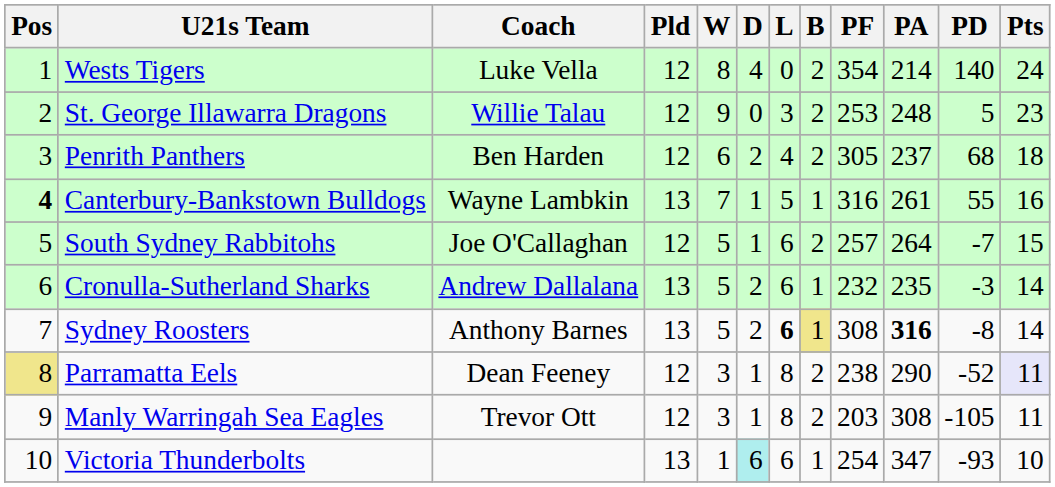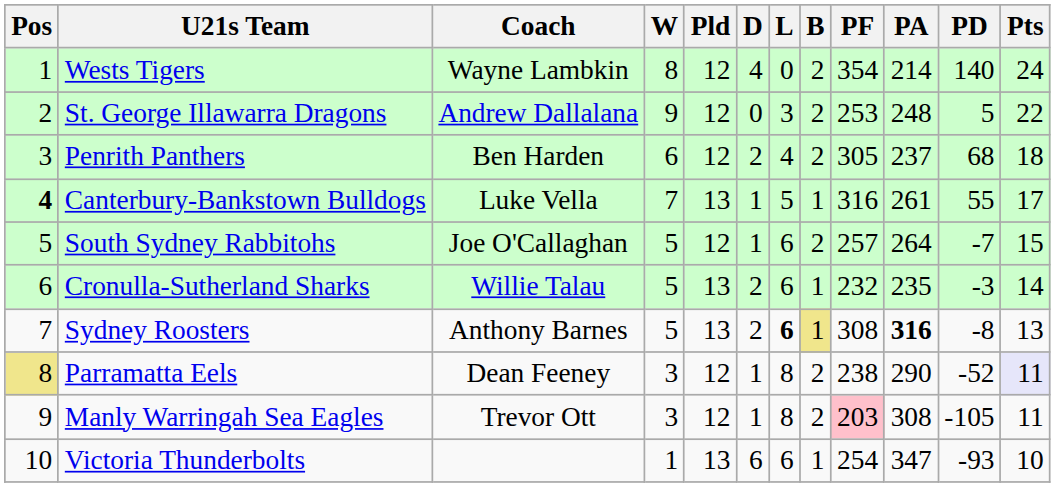columns swapped: (671, 26) <-> (717, 26)
(538, 69) Luke Vella -> (538, 69) Wayne Lambkin
(538, 112) Willie Talau -> (538, 112) Andrew Dallalana
(1030, 112) 23 -> (1030, 112) 22
(538, 199) Wayne Lambkin -> (538, 199) Luke Vella
(1030, 199) 16 -> (1030, 199) 17
(538, 286) Andrew Dallalana -> (538, 286) Willie Talau
(1030, 329) 14 -> (1030, 329) 13
(858, 416) no background -> (858, 416) pink background
(756, 460) paleturquoise background -> (756, 460) no background
